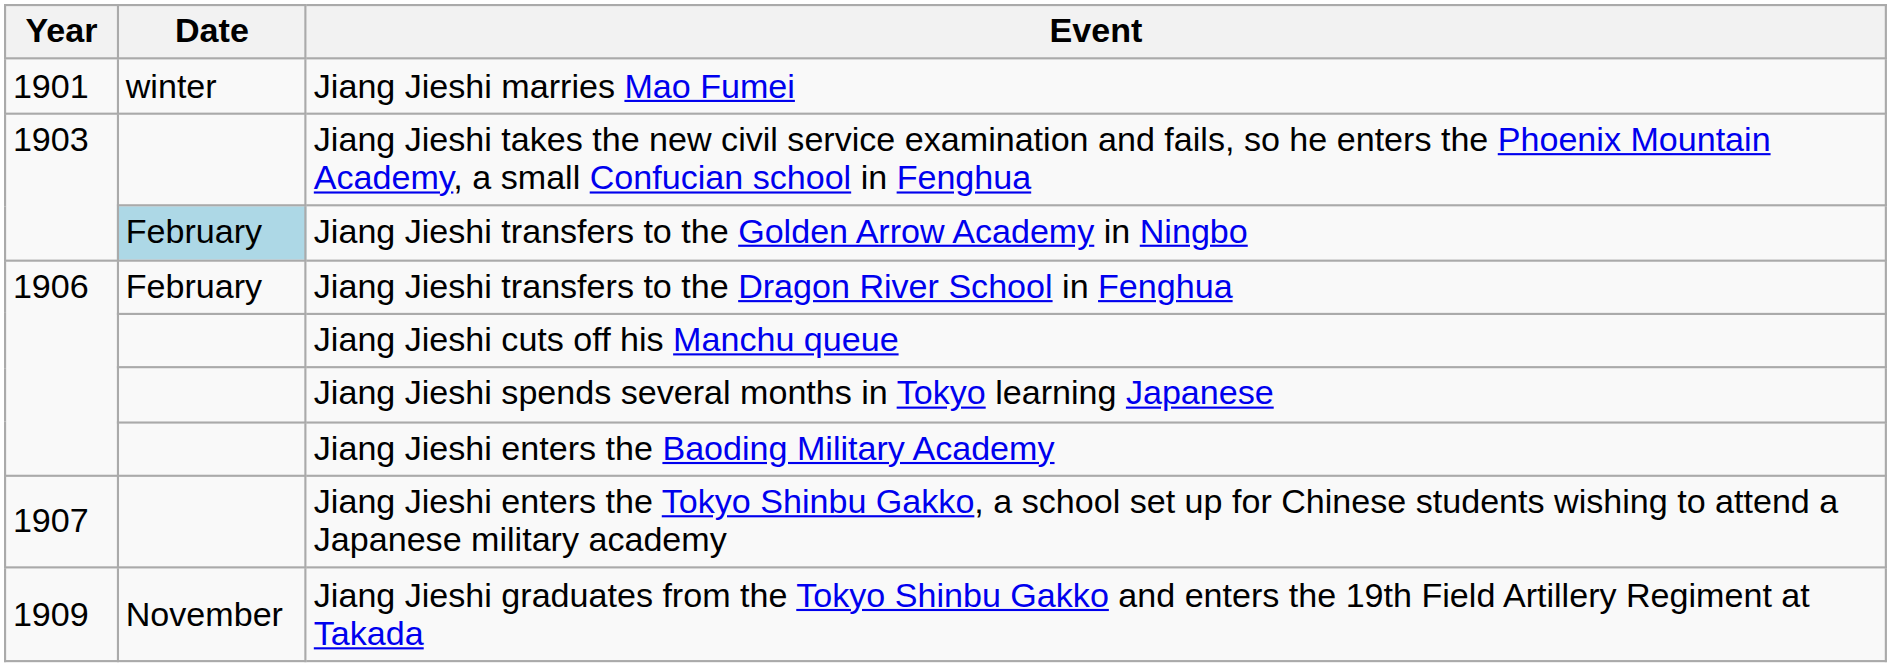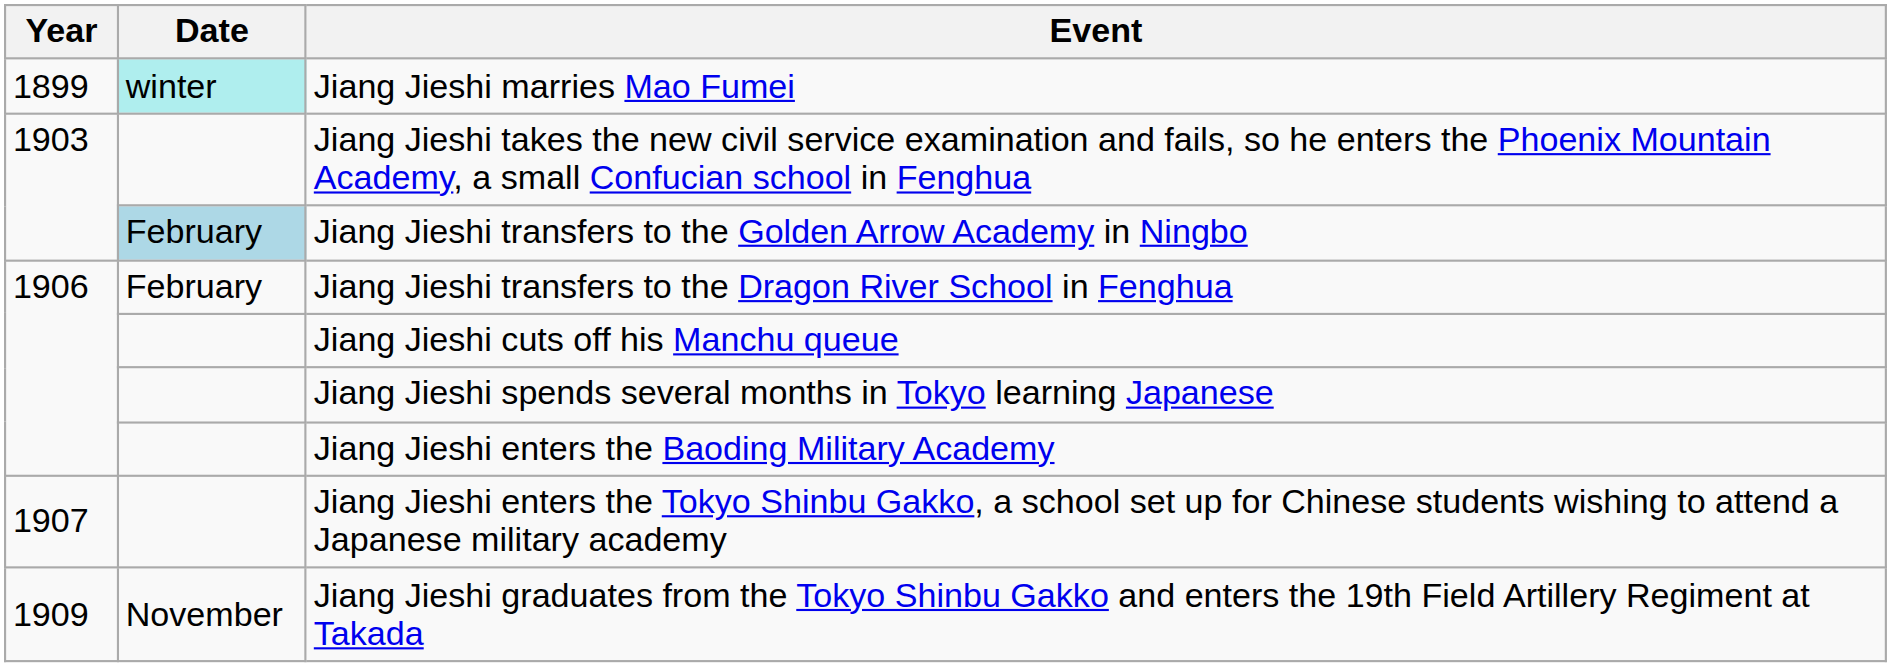(51, 85) 1901 -> (51, 85) 1899
(171, 85) no background -> (171, 85) paleturquoise background
